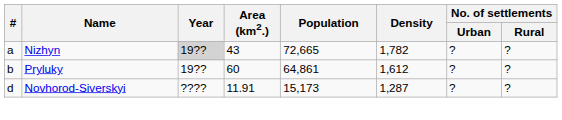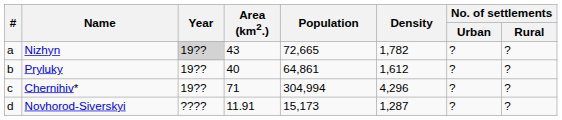(233, 69) 60 -> (233, 69) 40
+ row: (51, 87)
